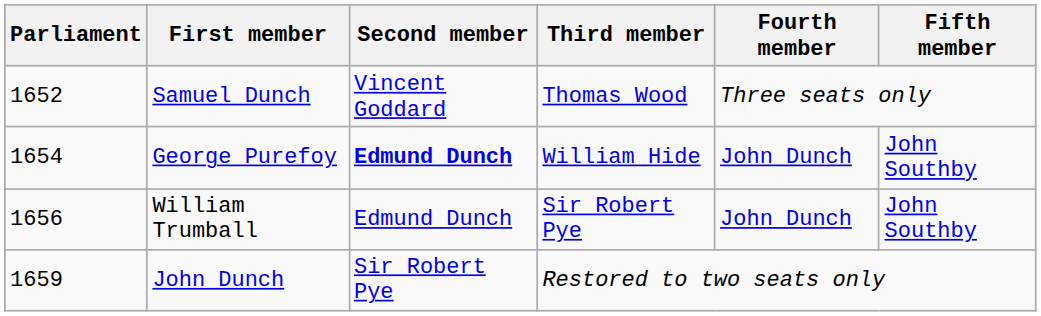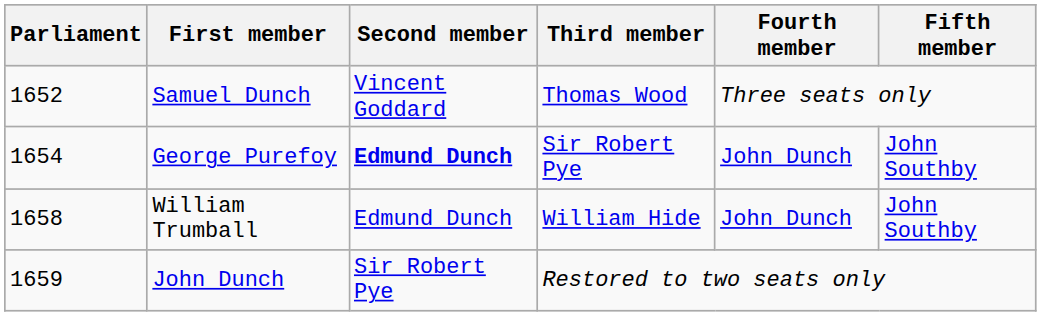(622, 158) William Hide -> (608, 158) Sir Robert Pye
(36, 219) 1656 -> (36, 219) 1658
(608, 219) Sir Robert Pye -> (622, 219) William Hide
